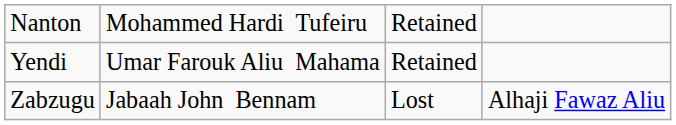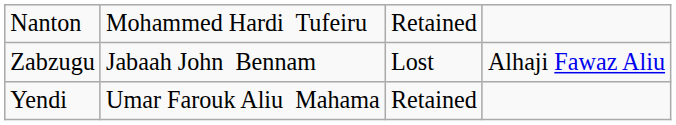rows swapped: (39, 61) <-> (53, 100)
